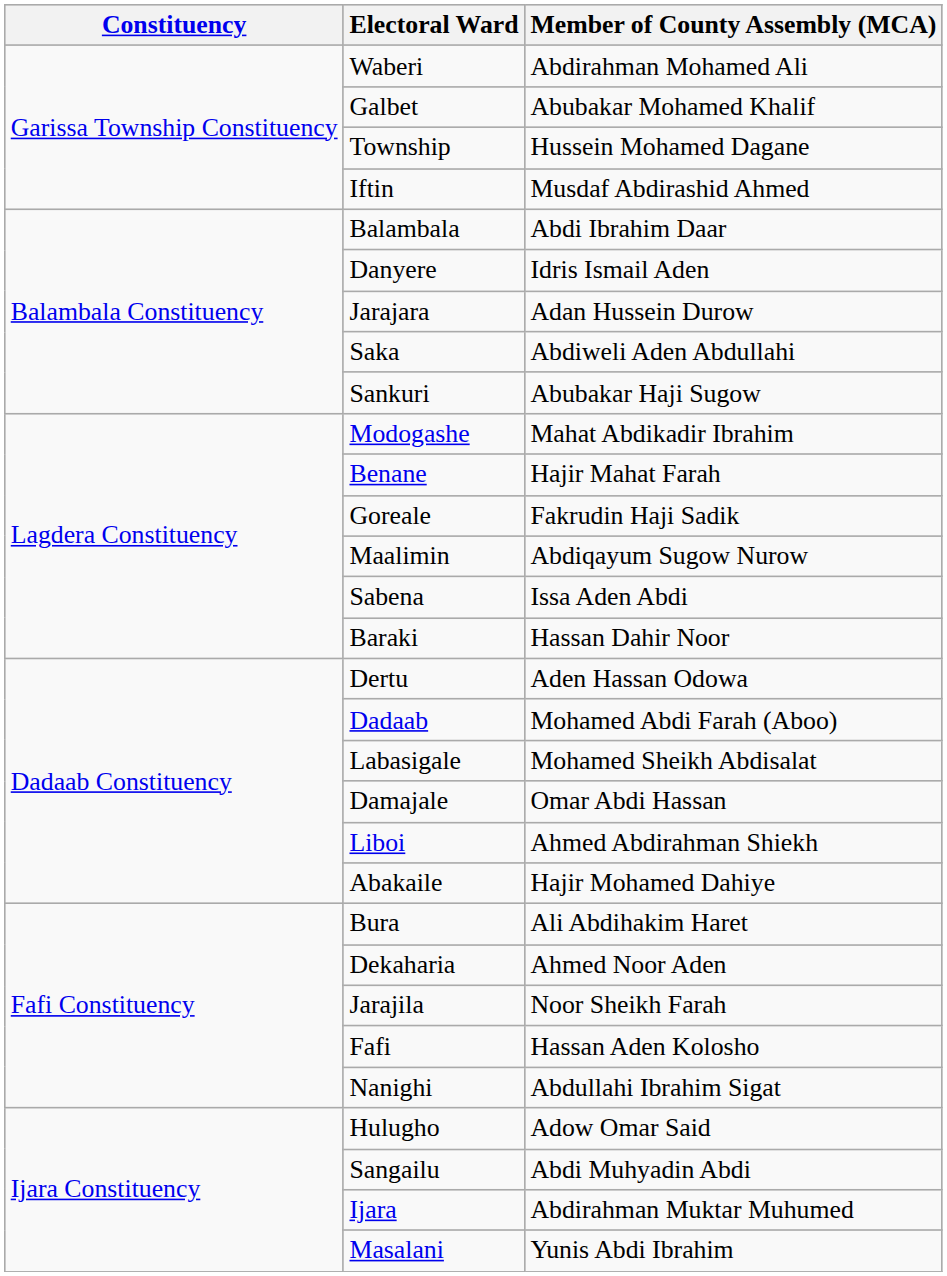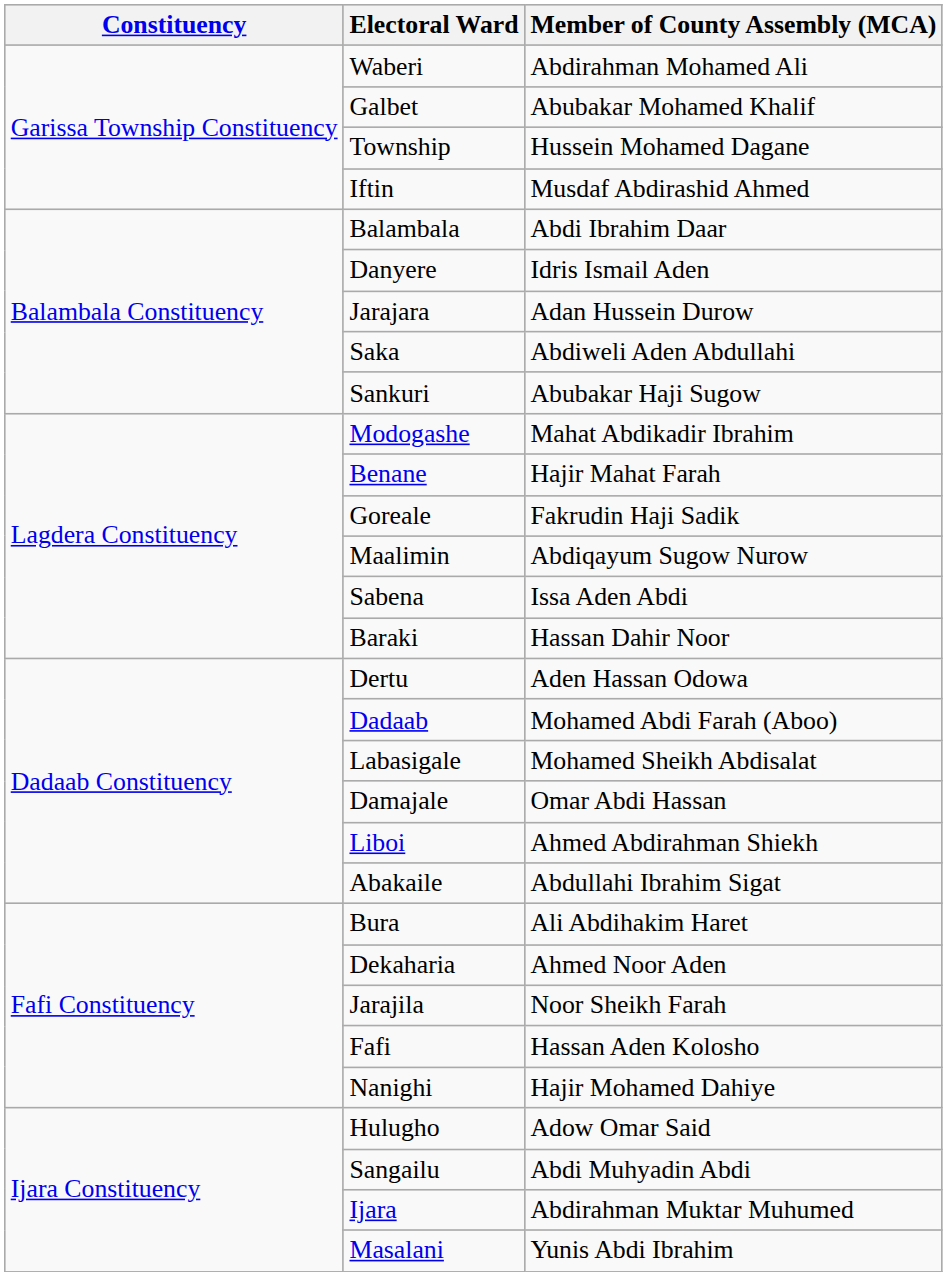(653, 882) Hajir Mohamed Dahiye -> (656, 882) Abdullahi Ibrahim Sigat
(656, 1087) Abdullahi Ibrahim Sigat -> (653, 1087) Hajir Mohamed Dahiye
